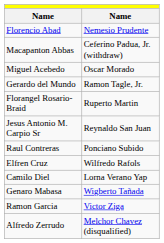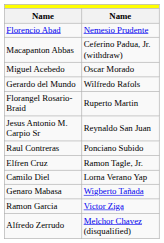(113, 84) Ramon Tagle, Jr. -> (112, 84) Wilfredo Rafols
(112, 163) Wilfredo Rafols -> (113, 163) Ramon Tagle, Jr.
